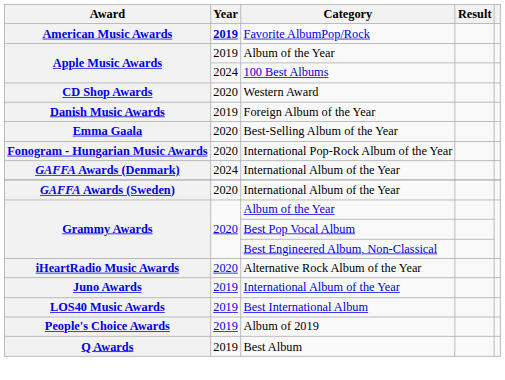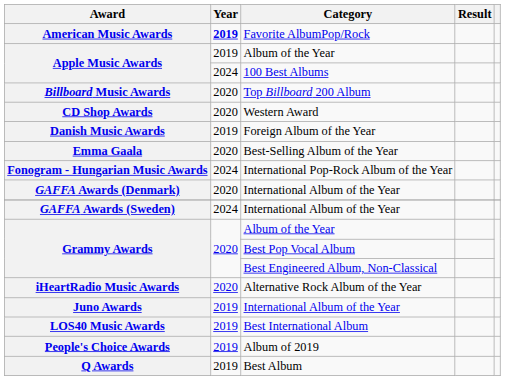+ row: (107, 92)
(226, 151) 2020 -> (226, 170) 2024
(226, 170) 2024 -> (226, 190) 2020
(226, 190) 2020 -> (226, 209) 2024
